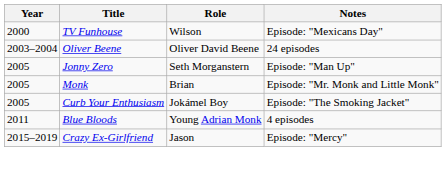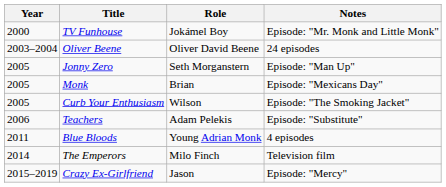(185, 31) Wilson -> (199, 31) Jokámel Boy
(325, 31) Episode: "Mexicans Day" -> (353, 31) Episode: "Mr. Monk and Little Monk"
(353, 84) Episode: "Mr. Monk and Little Monk" -> (325, 84) Episode: "Mexicans Day"
(199, 102) Jokámel Boy -> (185, 102) Wilson
+ row: (83, 119)
+ row: (94, 155)
